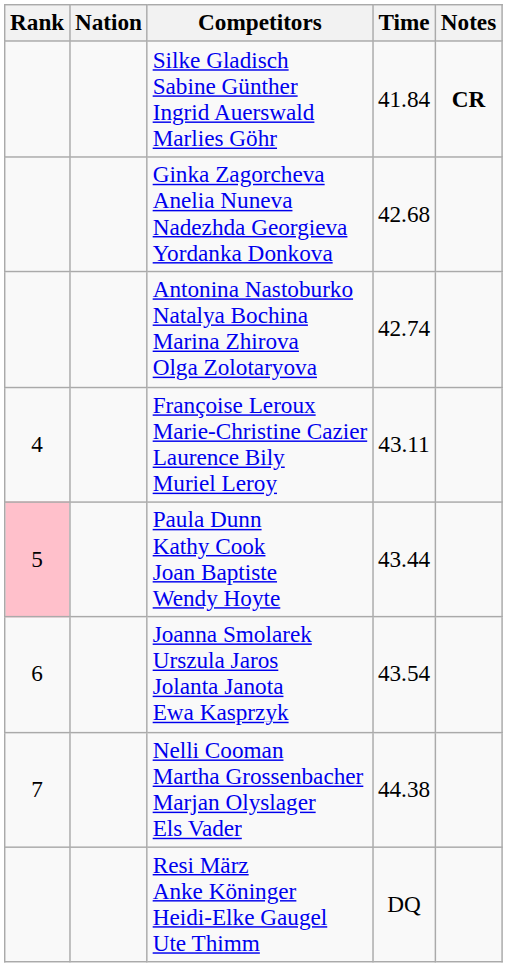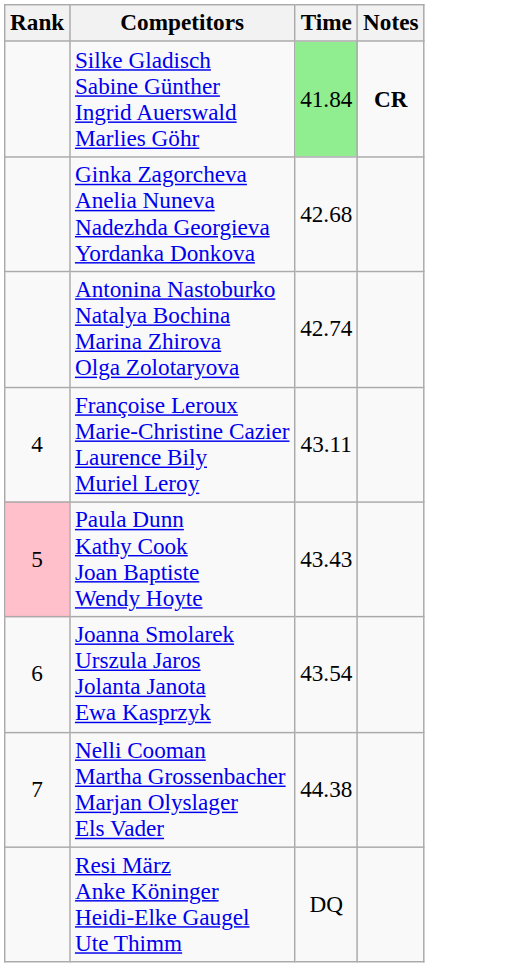- column: (108, 22)
(404, 98) no background -> (326, 98) lightgreen background
(404, 559) 43.44 -> (326, 559) 43.43
